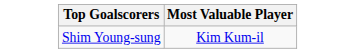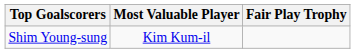+ column: (296, 15)
